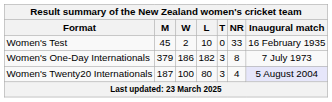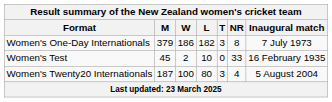rows swapped: (37, 43) <-> (78, 58)
(287, 74) lavender background -> (287, 74) no background
